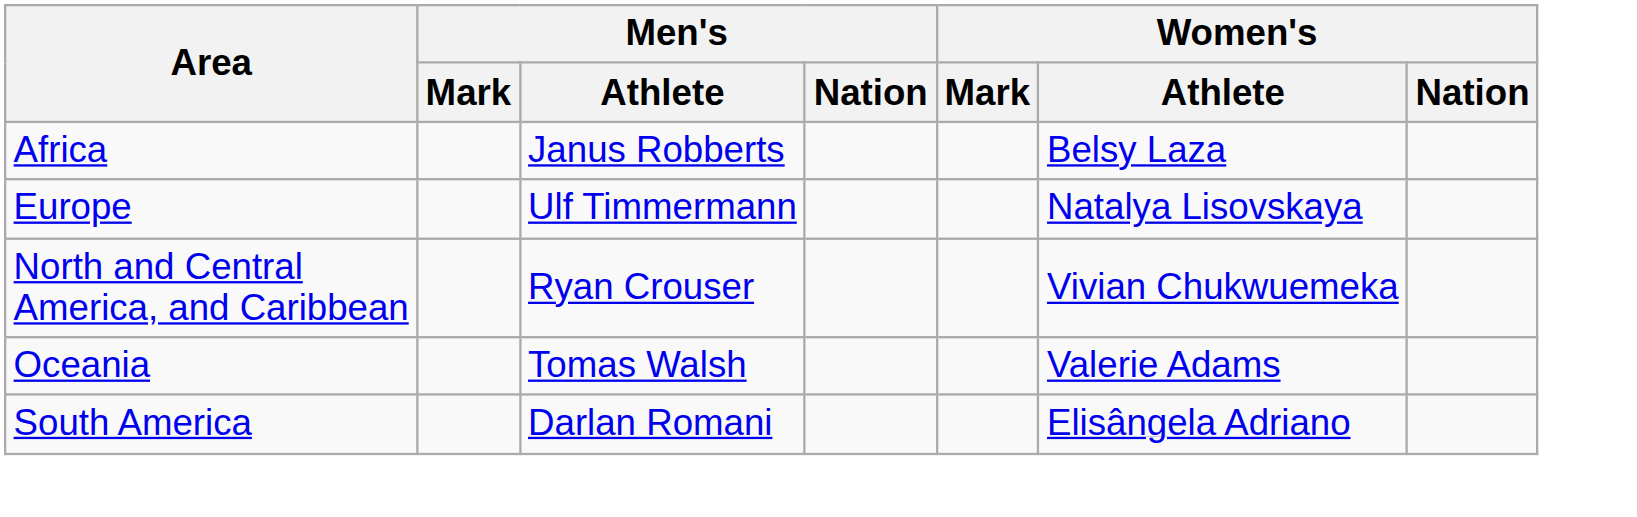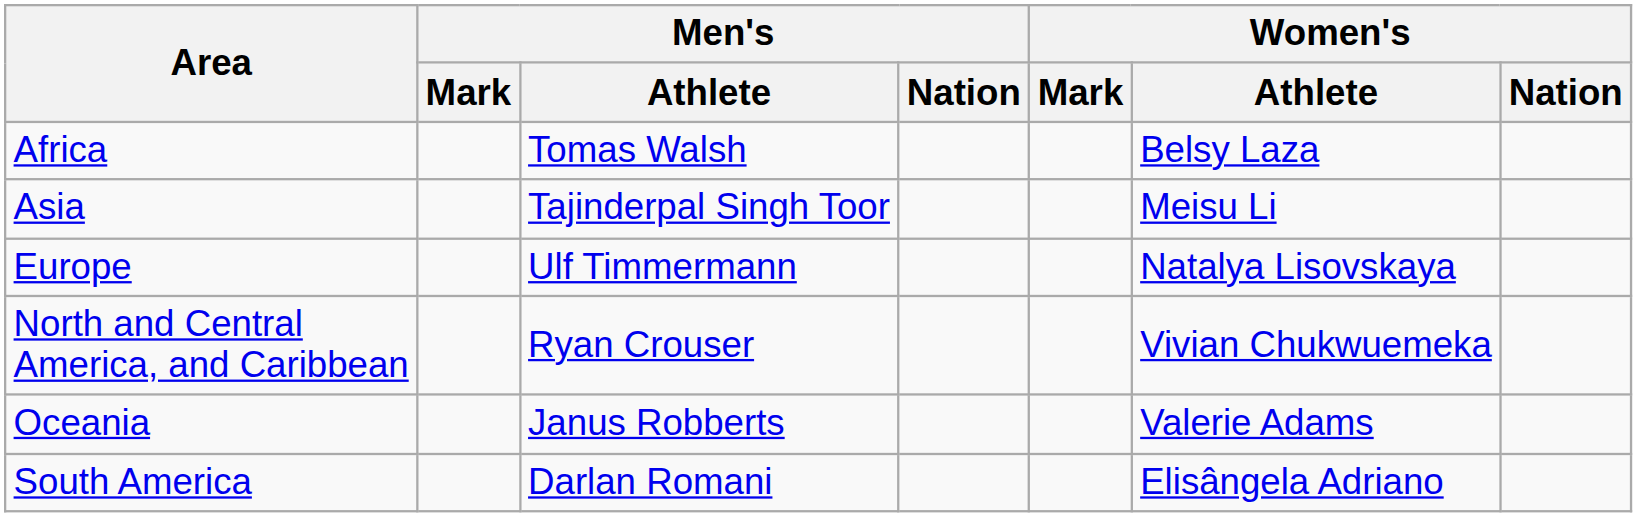(656, 149) Janus Robberts -> (637, 149) Tomas Walsh
+ row: (49, 207)
(637, 365) Tomas Walsh -> (656, 423) Janus Robberts
